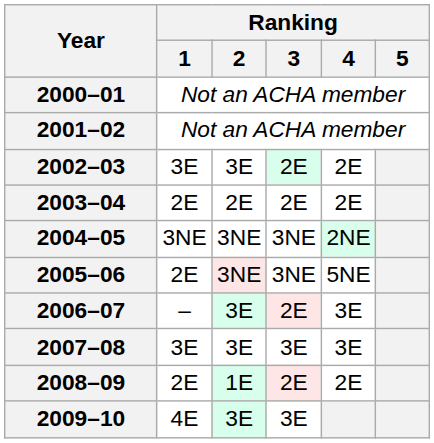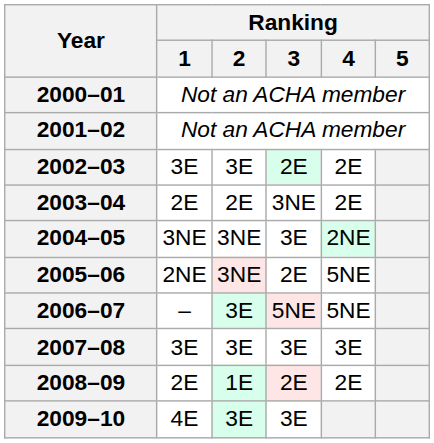(294, 202) 2E -> (294, 202) 3NE
(294, 238) 3NE -> (294, 238) 3E
(185, 274) 2E -> (185, 274) 2NE
(294, 274) 3NE -> (294, 274) 2E
(294, 310) 2E -> (294, 310) 5NE
(349, 310) 3E -> (349, 310) 5NE
